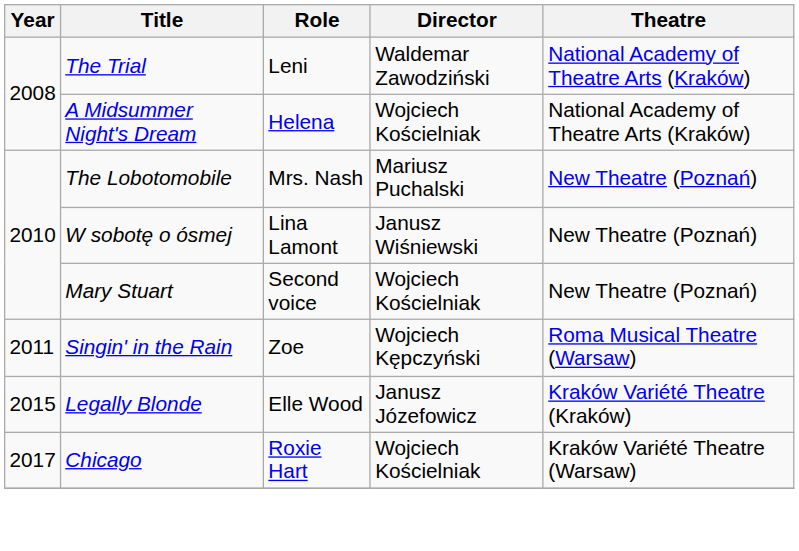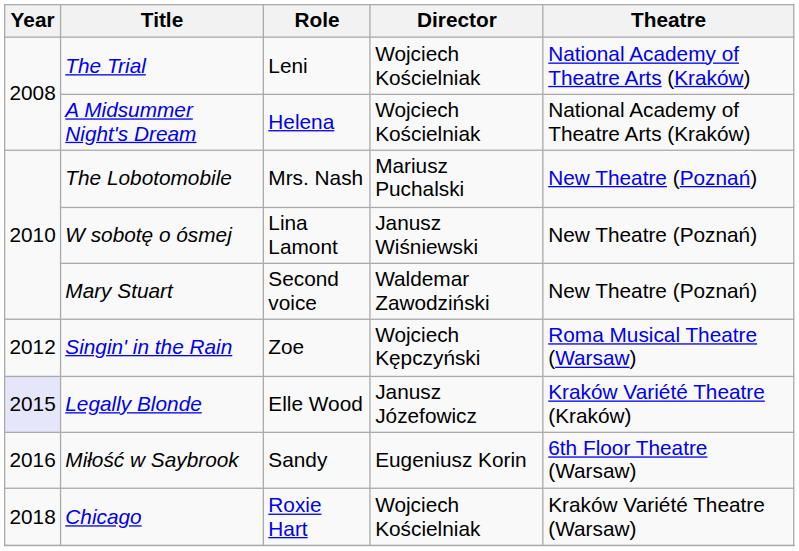(432, 65) Waldemar Zawodziński -> (428, 65) Wojciech Kościelniak
(428, 291) Wojciech Kościelniak -> (432, 291) Waldemar Zawodziński
(32, 347) 2011 -> (33, 347) 2012
(33, 404) no background -> (33, 404) lavender background
+ row: (152, 460)
(33, 460) 2017 -> (33, 516) 2018
